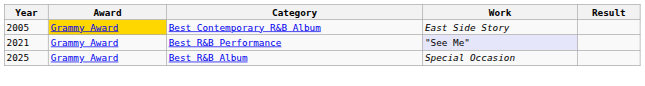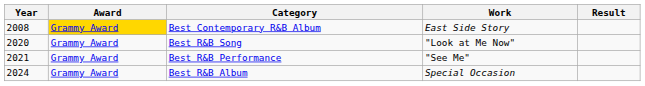(18, 27) 2005 -> (18, 27) 2008
+ row: (205, 42)
(447, 42) lavender background -> (447, 58) no background
(18, 58) 2025 -> (18, 73) 2024
